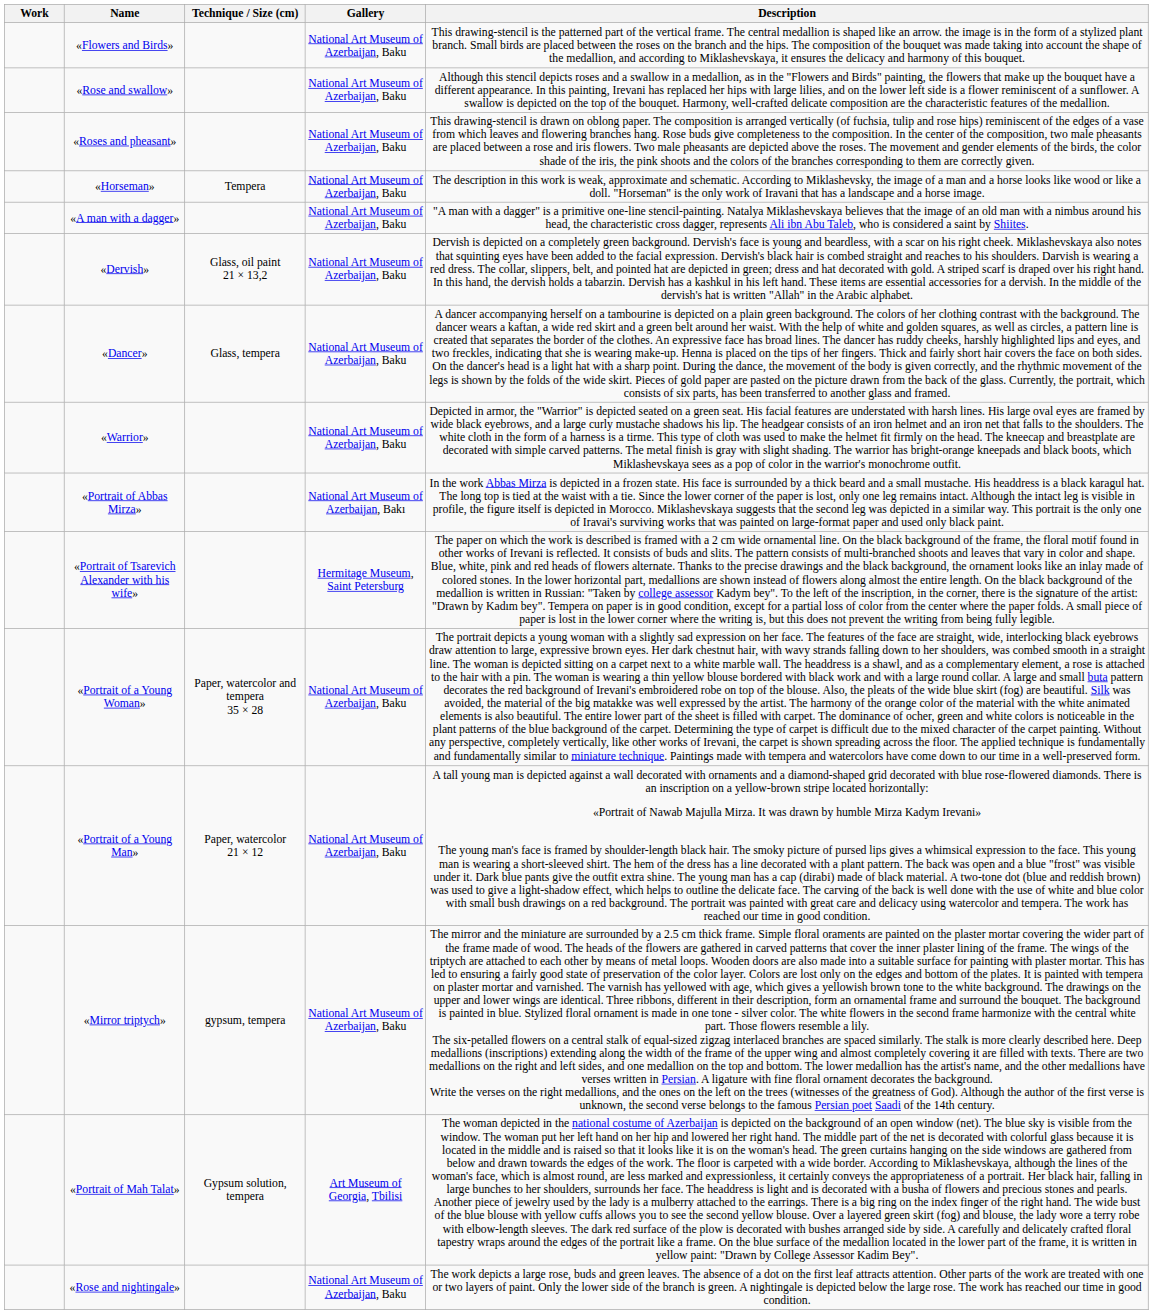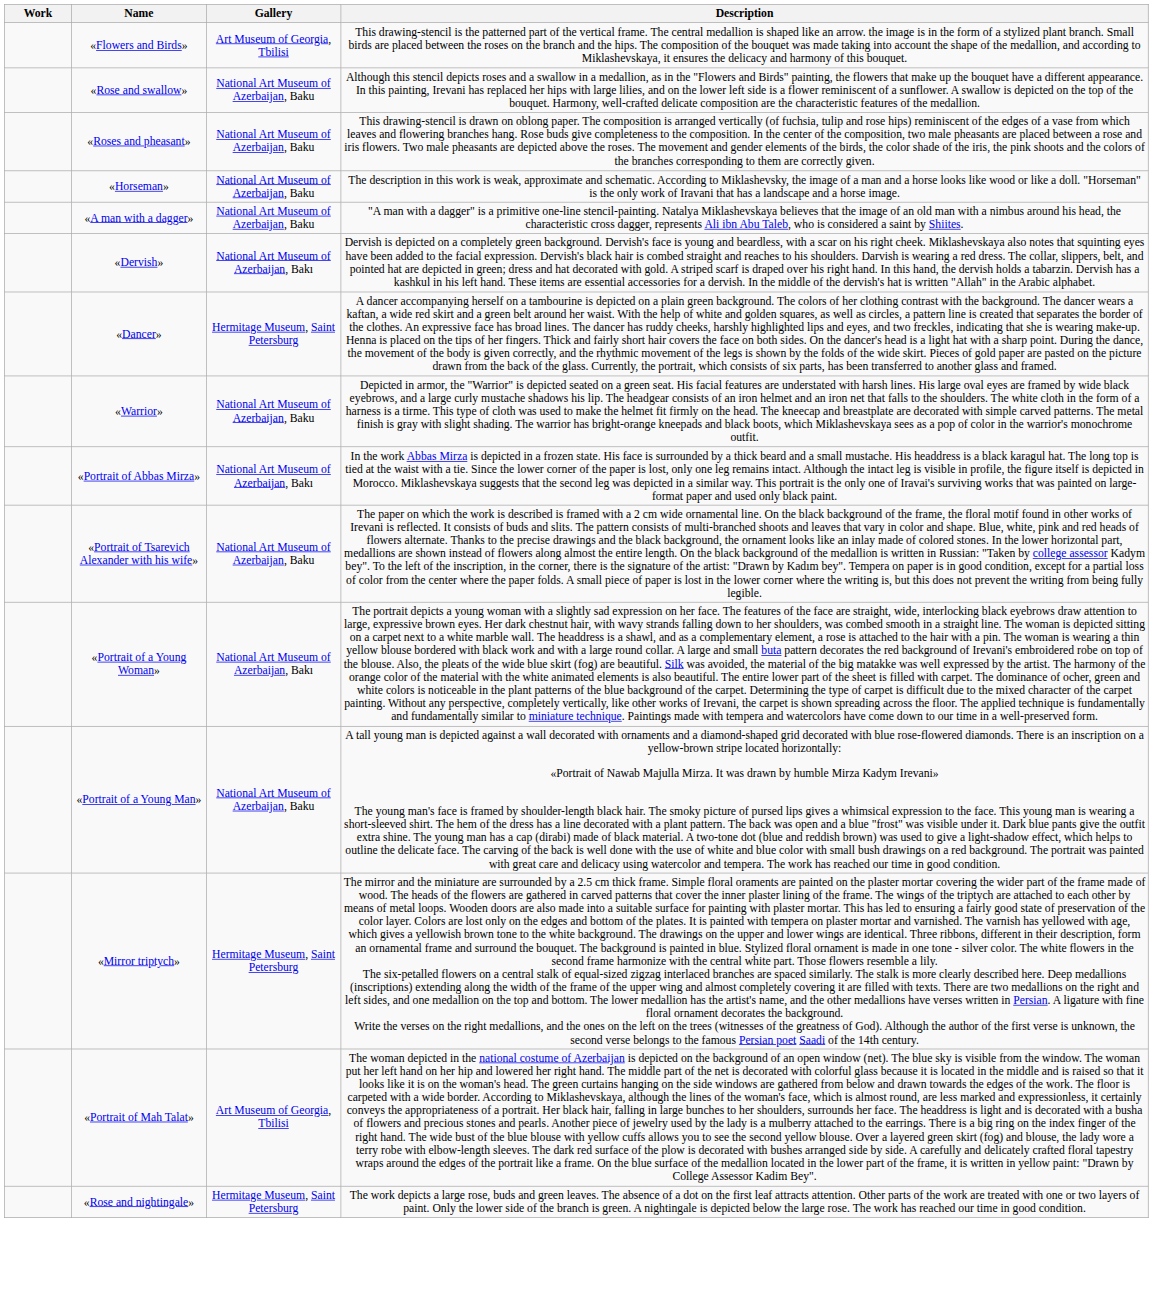- column: (245, 13)
(366, 45) National Art Museum of Azerbaijan, Baku -> (274, 45) Art Museum of Georgia, Tbilisi
(366, 269) National Art Museum of Azerbaijan, Baku -> (274, 262) National Art Museum of Azerbaijan, Bakı
(366, 353) National Art Museum of Azerbaijan, Baku -> (274, 333) Hermitage Museum, Saint Petersburg
(366, 580) Hermitage Museum, Saint Petersburg -> (274, 553) National Art Museum of Azerbaijan, Baku
(366, 697) National Art Museum of Azerbaijan, Baku -> (274, 664) National Art Museum of Azerbaijan, Bakı
(366, 1020) National Art Museum of Azerbaijan, Baku -> (274, 961) Hermitage Museum, Saint Petersburg
(366, 1287) National Art Museum of Azerbaijan, Baku -> (274, 1201) Hermitage Museum, Saint Petersburg
